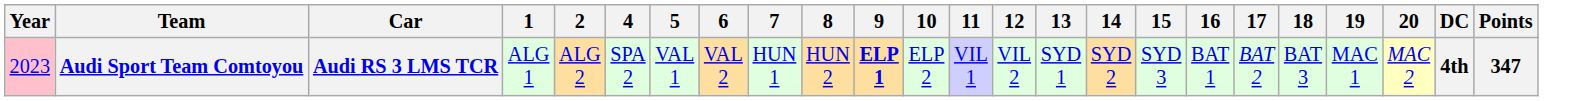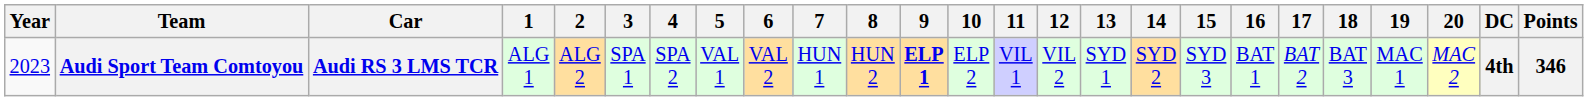+ column: (628, 20)
(30, 66) pink background -> (30, 66) no background
(1506, 66) 347 -> (1551, 66) 346
